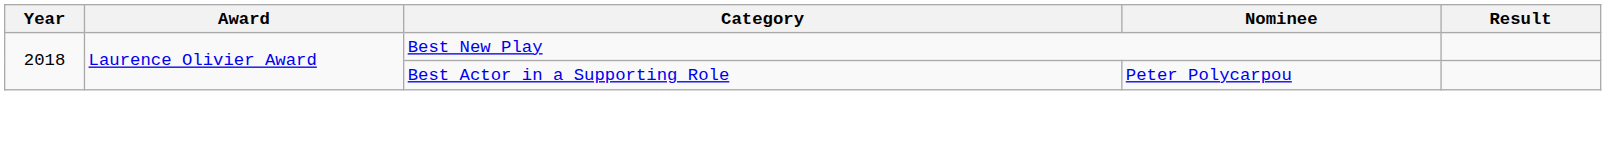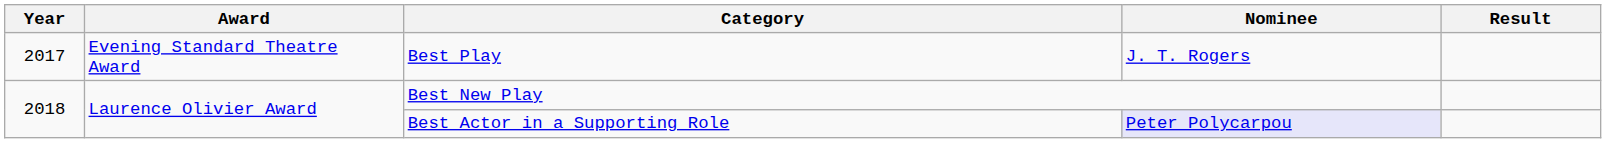+ row: (454, 57)
(1209, 75) no background -> (1209, 123) lavender background
